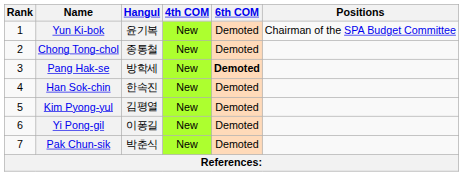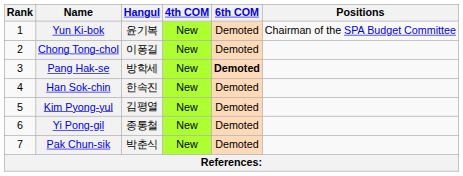(142, 49) 종통철 -> (142, 49) 이퐁길
(142, 125) 이퐁길 -> (142, 125) 종통철
